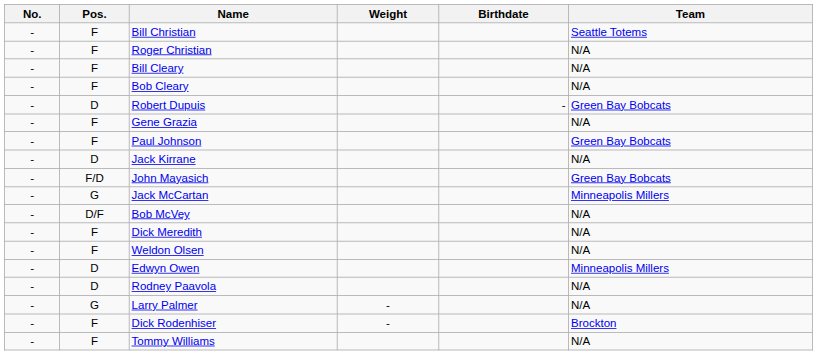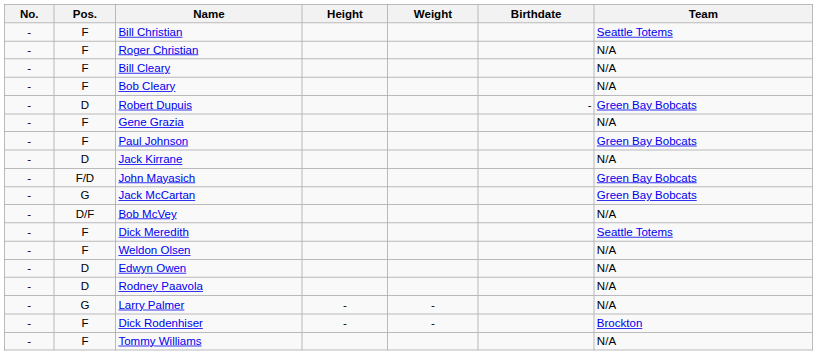+ column: (345, 14)
(620, 196) Minneapolis Millers -> (647, 196) Green Bay Bobcats
(581, 232) N/A -> (635, 232) Seattle Totems
(620, 269) Minneapolis Millers -> (606, 269) N/A
